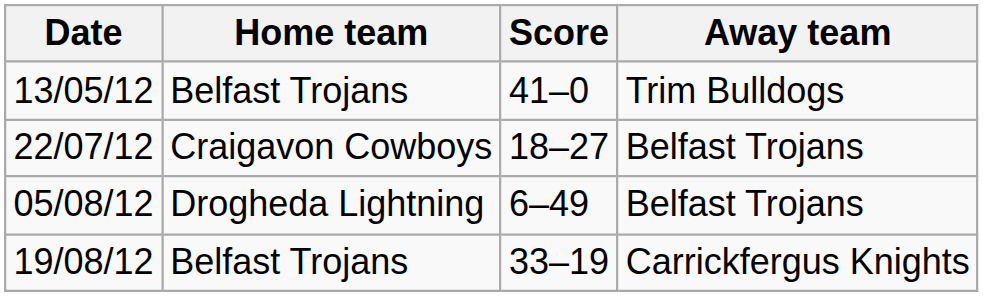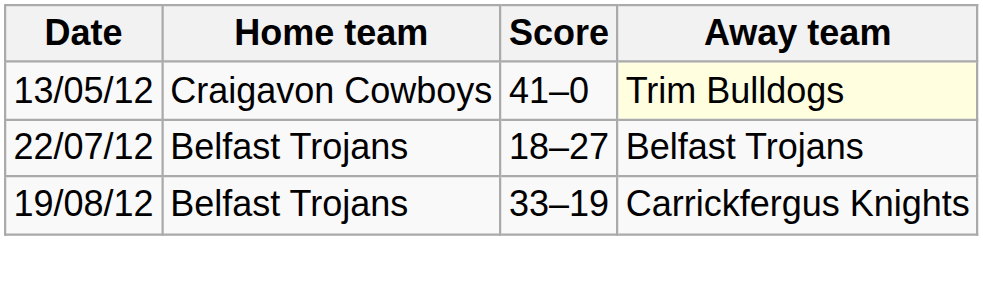(289, 90) Belfast Trojans -> (331, 90) Craigavon Cowboys
(735, 90) no background -> (735, 90) lightyellow background
(331, 147) Craigavon Cowboys -> (289, 147) Belfast Trojans
- row: (83, 204)
